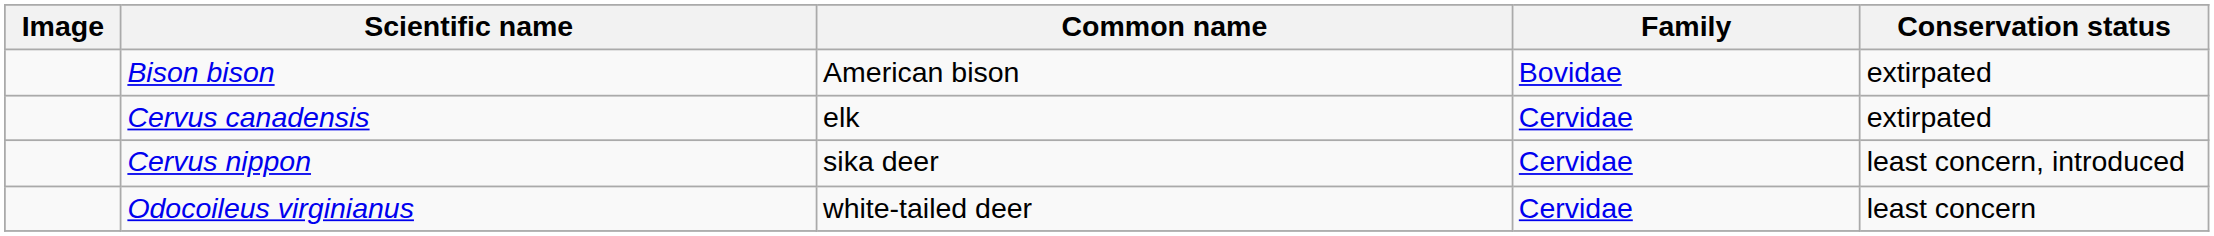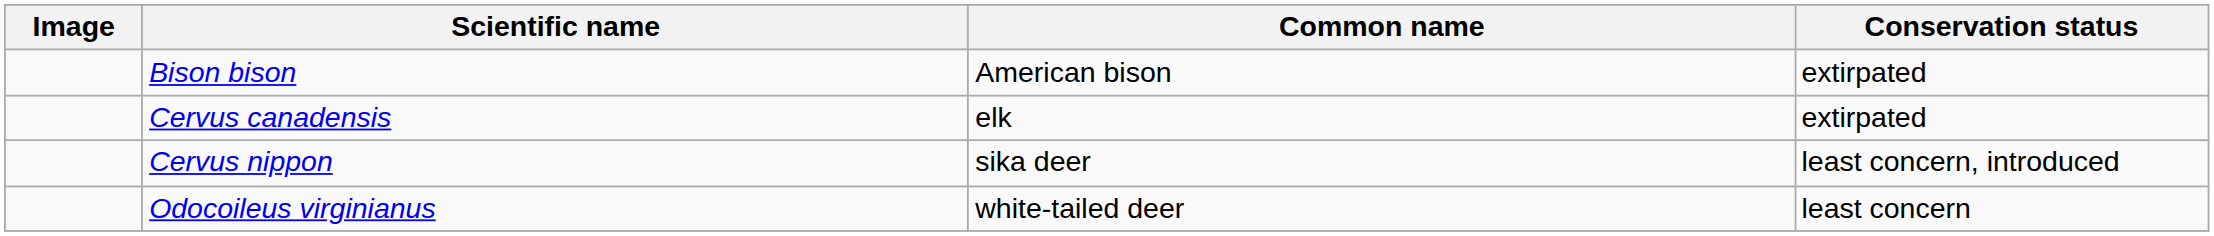- column: (1686, 27)
